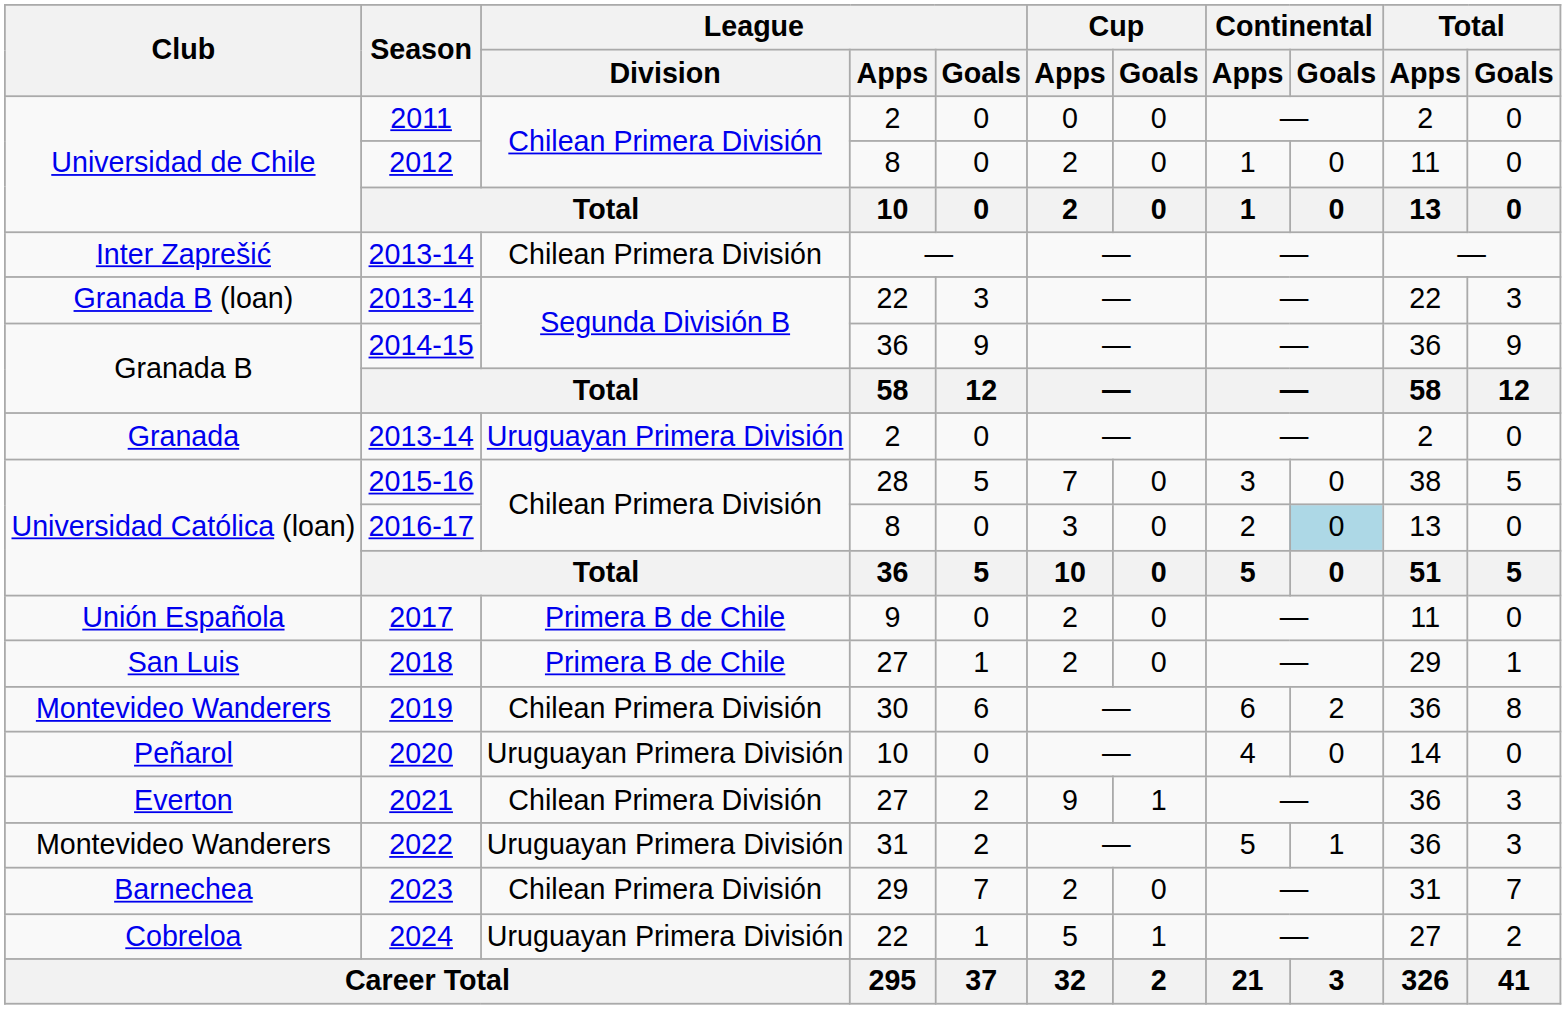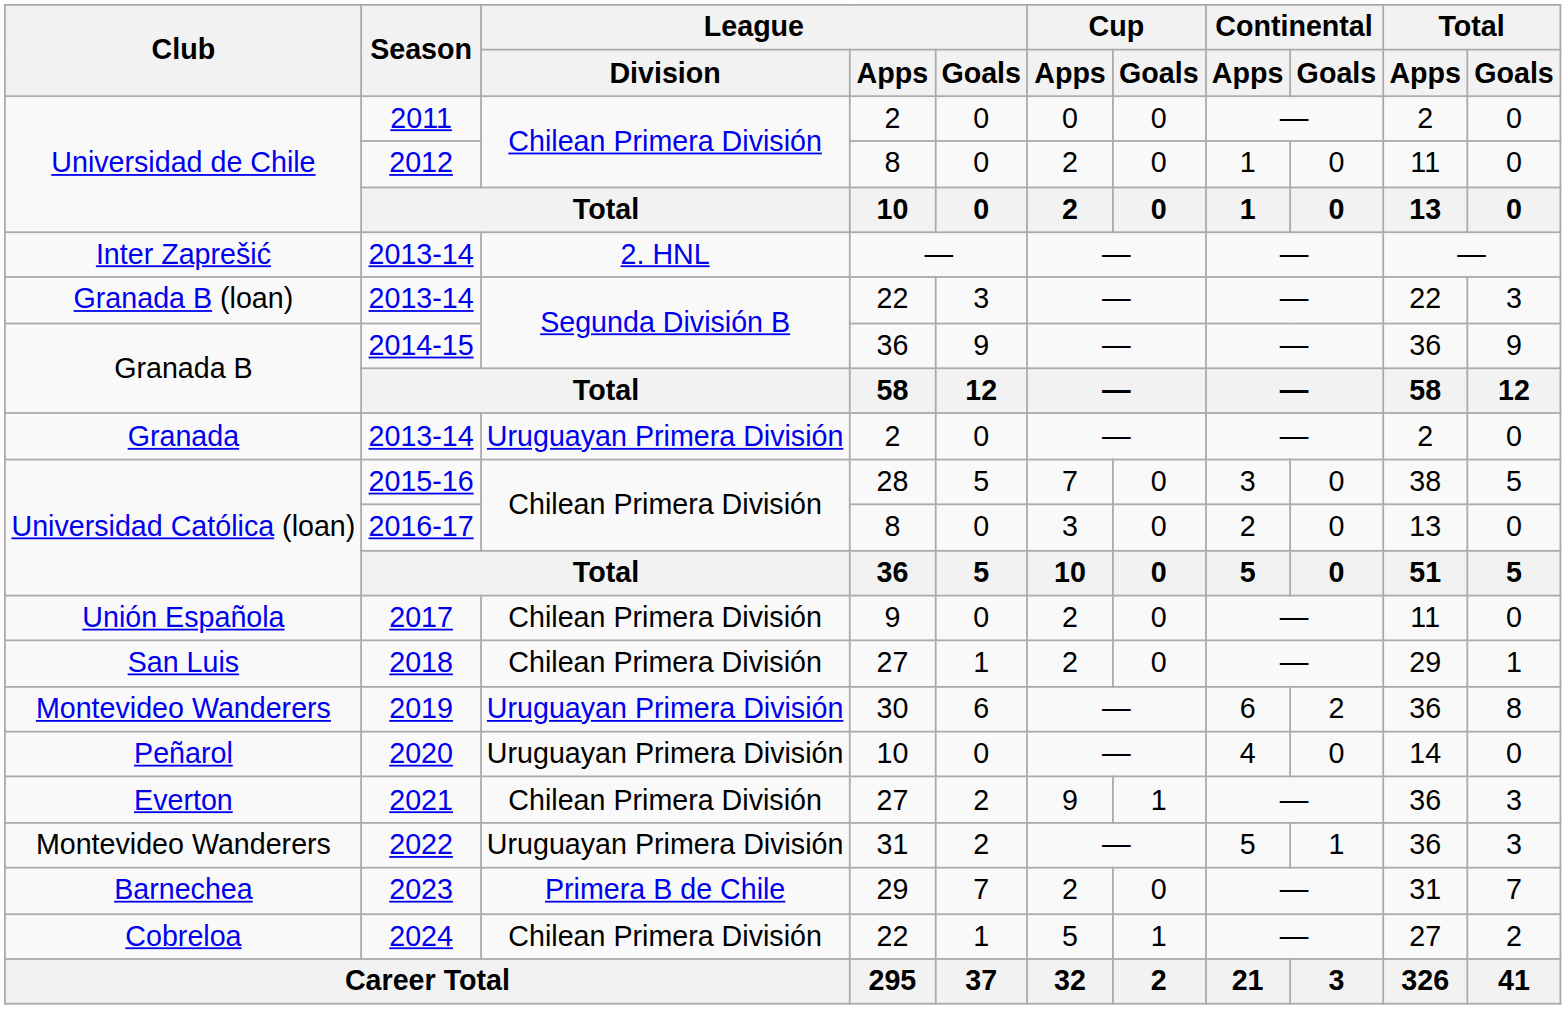(665, 254) Chilean Primera División -> (665, 254) 2. HNL
(1336, 526) lightblue background -> (1336, 526) no background
(665, 617) Primera B de Chile -> (665, 617) Chilean Primera División
(665, 663) Primera B de Chile -> (665, 663) Chilean Primera División
(665, 708) Chilean Primera División -> (665, 708) Uruguayan Primera División
(665, 890) Chilean Primera División -> (665, 890) Primera B de Chile
(665, 935) Uruguayan Primera División -> (665, 935) Chilean Primera División
